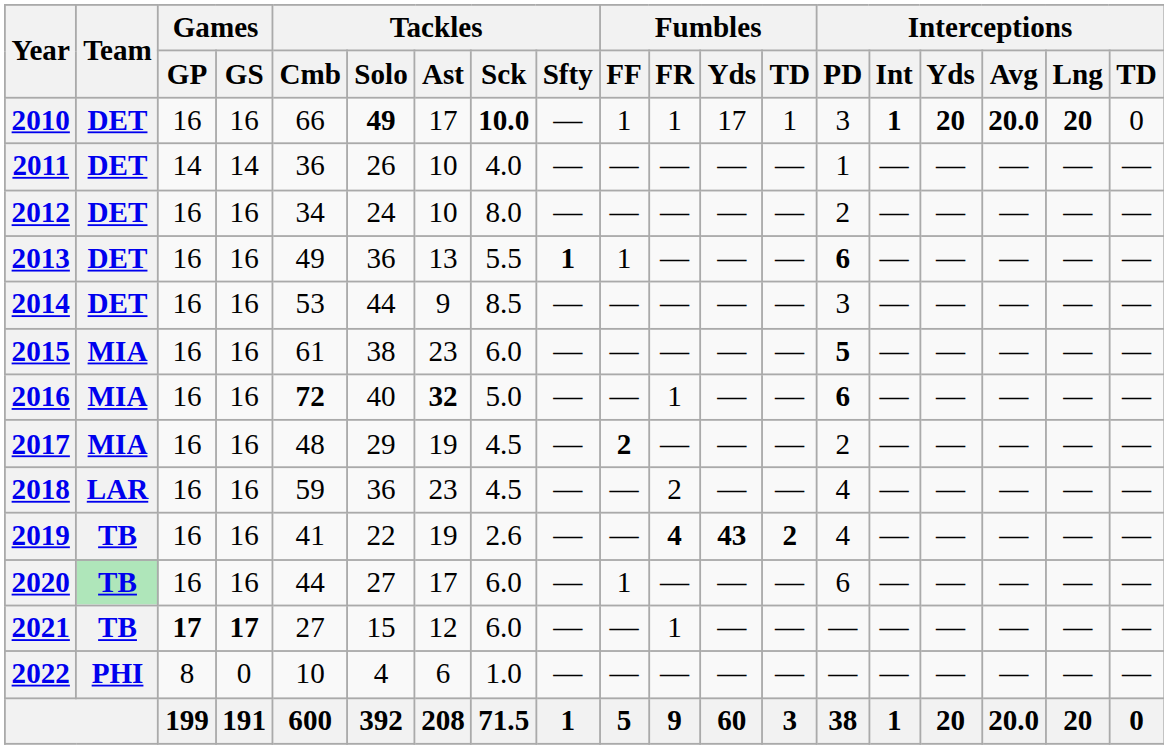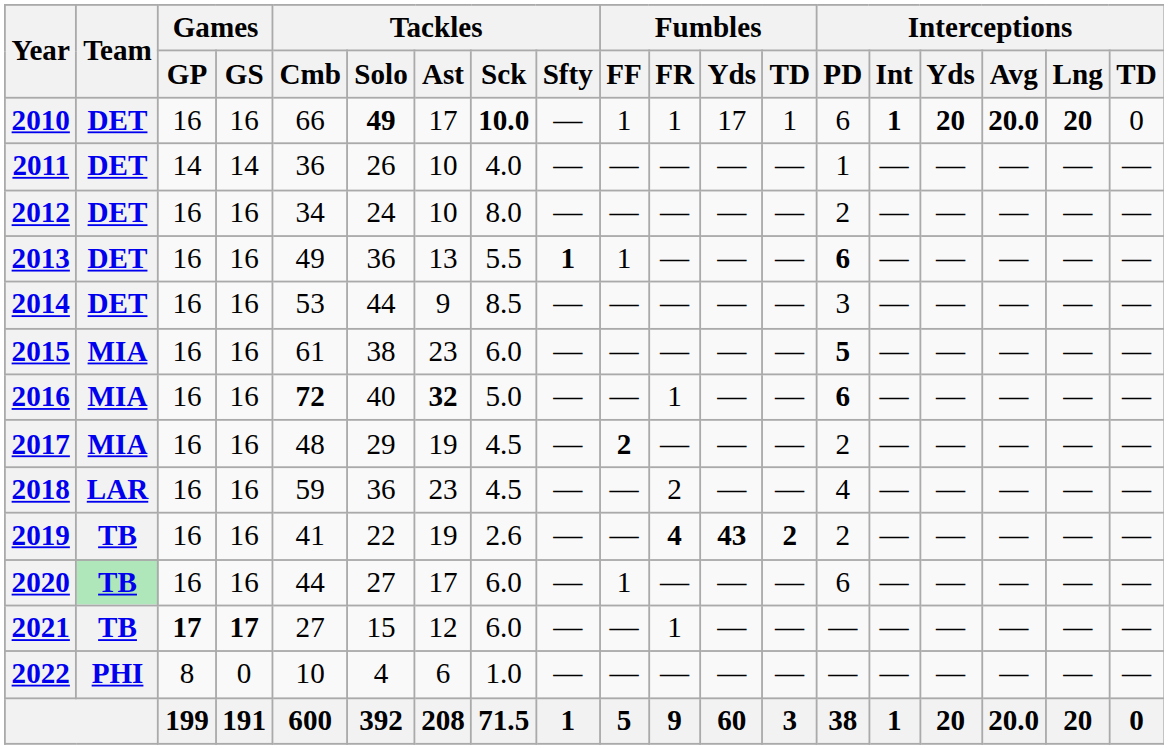(843, 119) 3 -> (843, 119) 6
(843, 535) 4 -> (843, 535) 2
